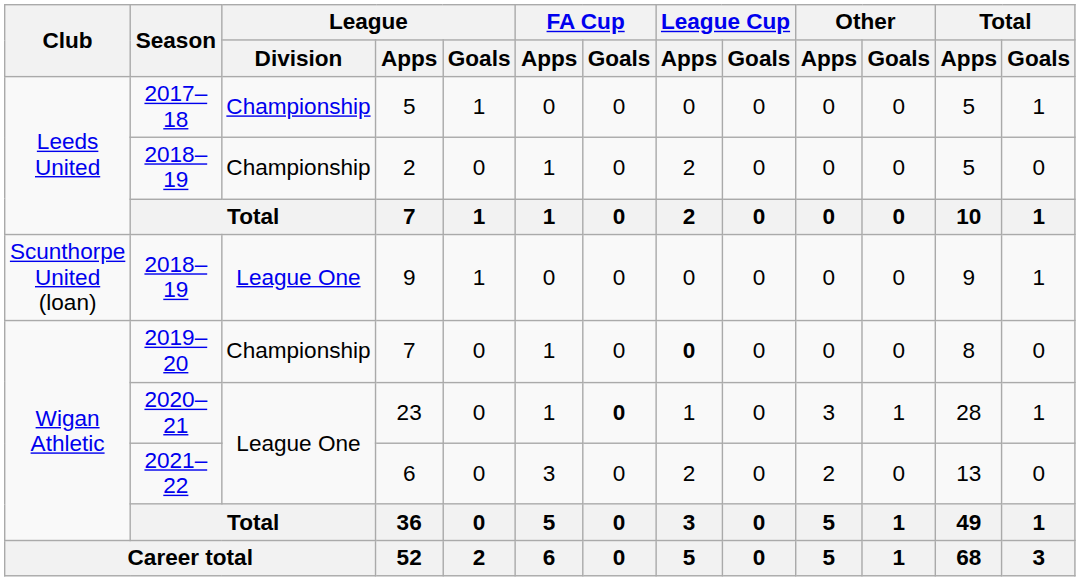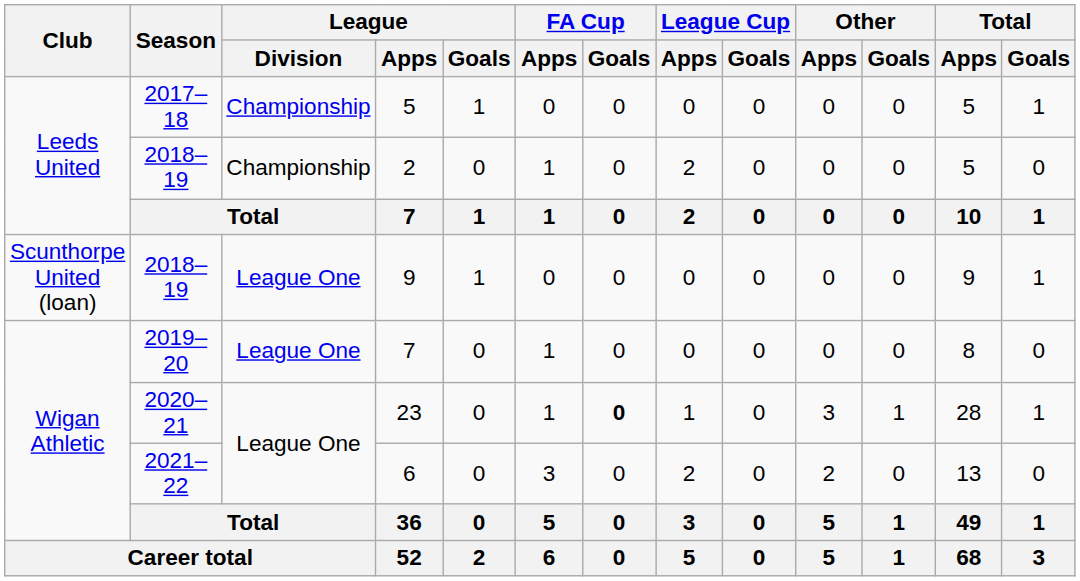(298, 351) Championship -> (298, 351) League One
(689, 351) bold -> (689, 351) normal
